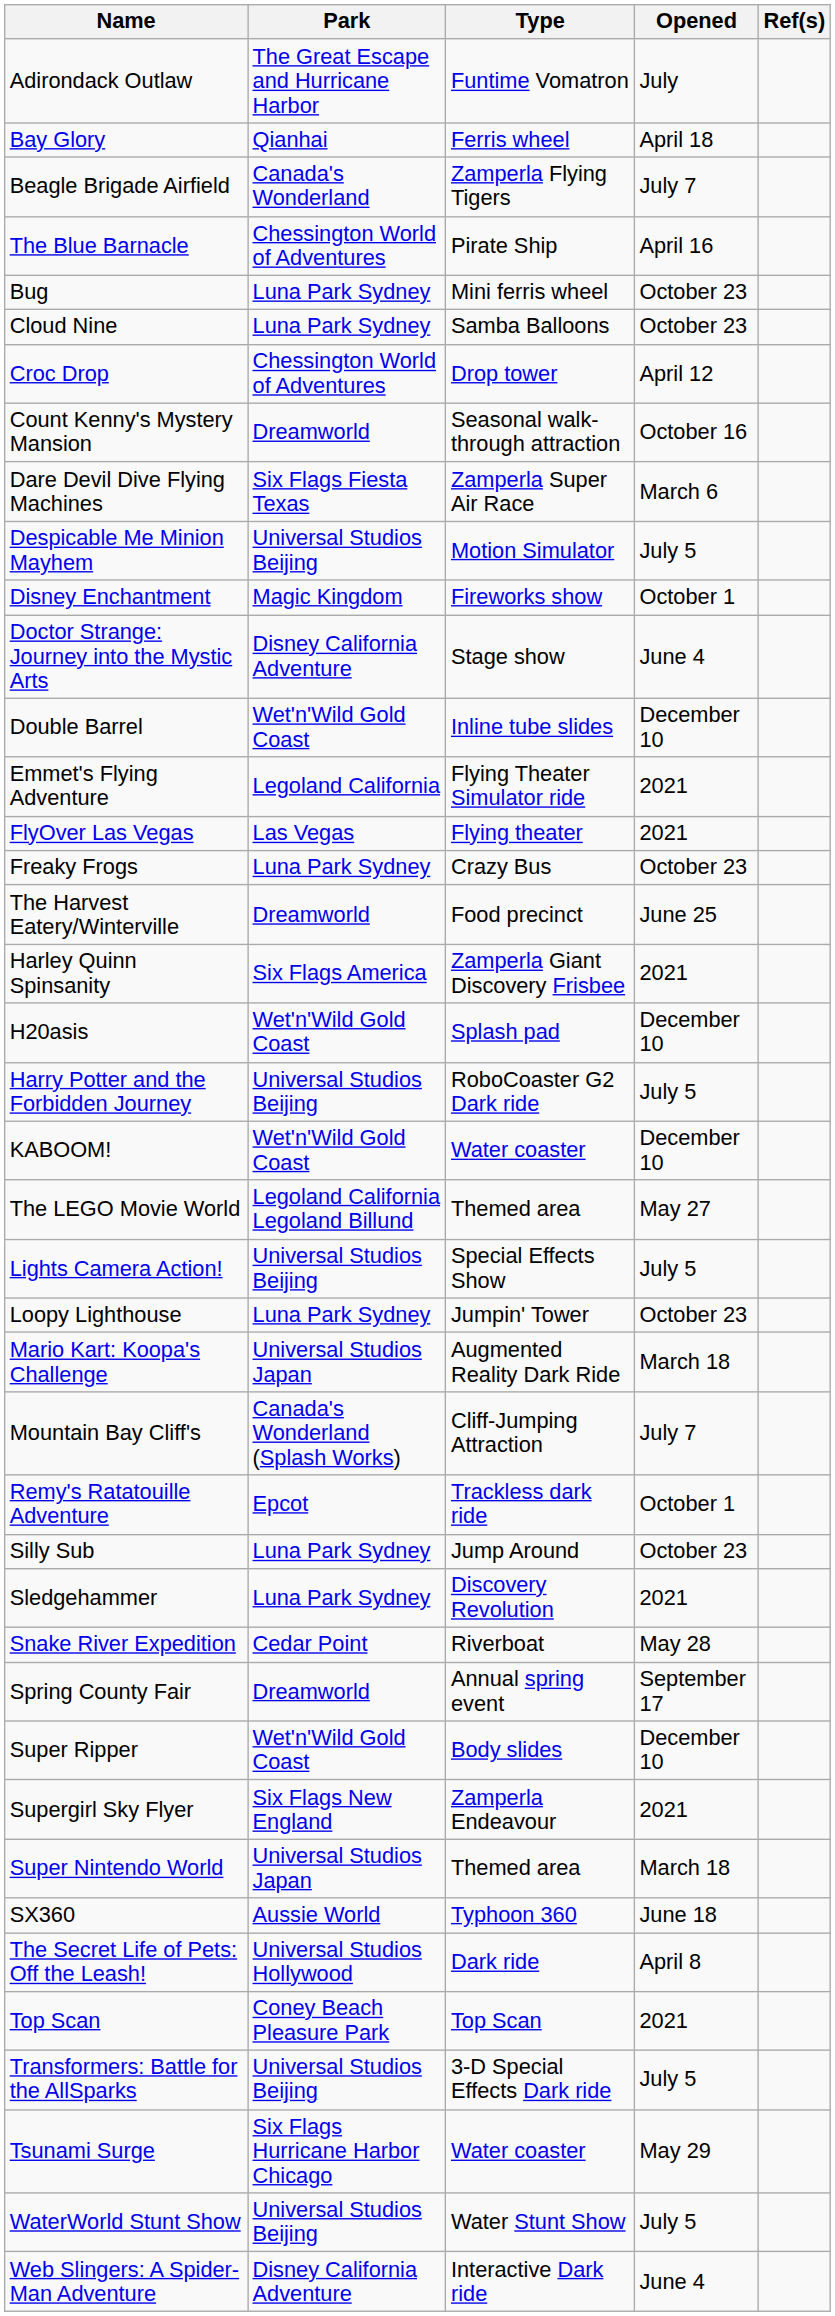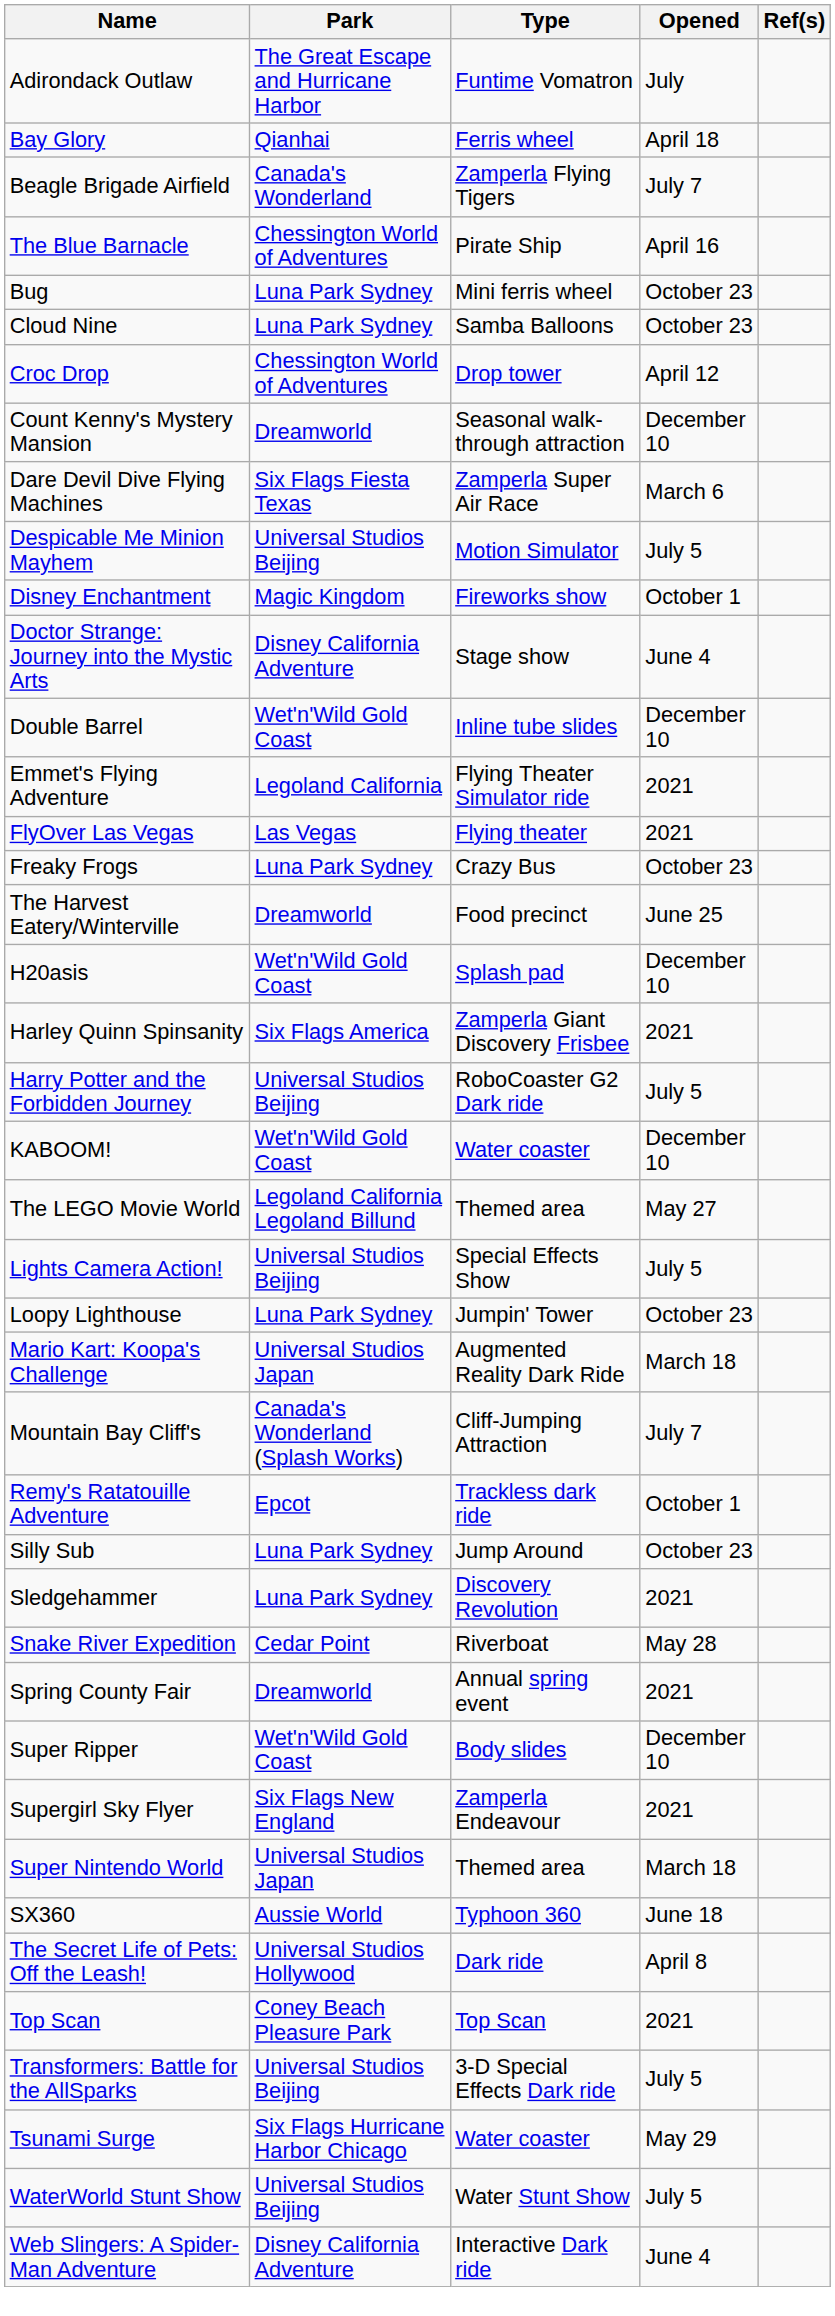(693, 432) October 16 -> (695, 432) December 10
rows swapped: (49, 1032) <-> (73, 973)
(693, 1691) September 17 -> (670, 1691) 2021
